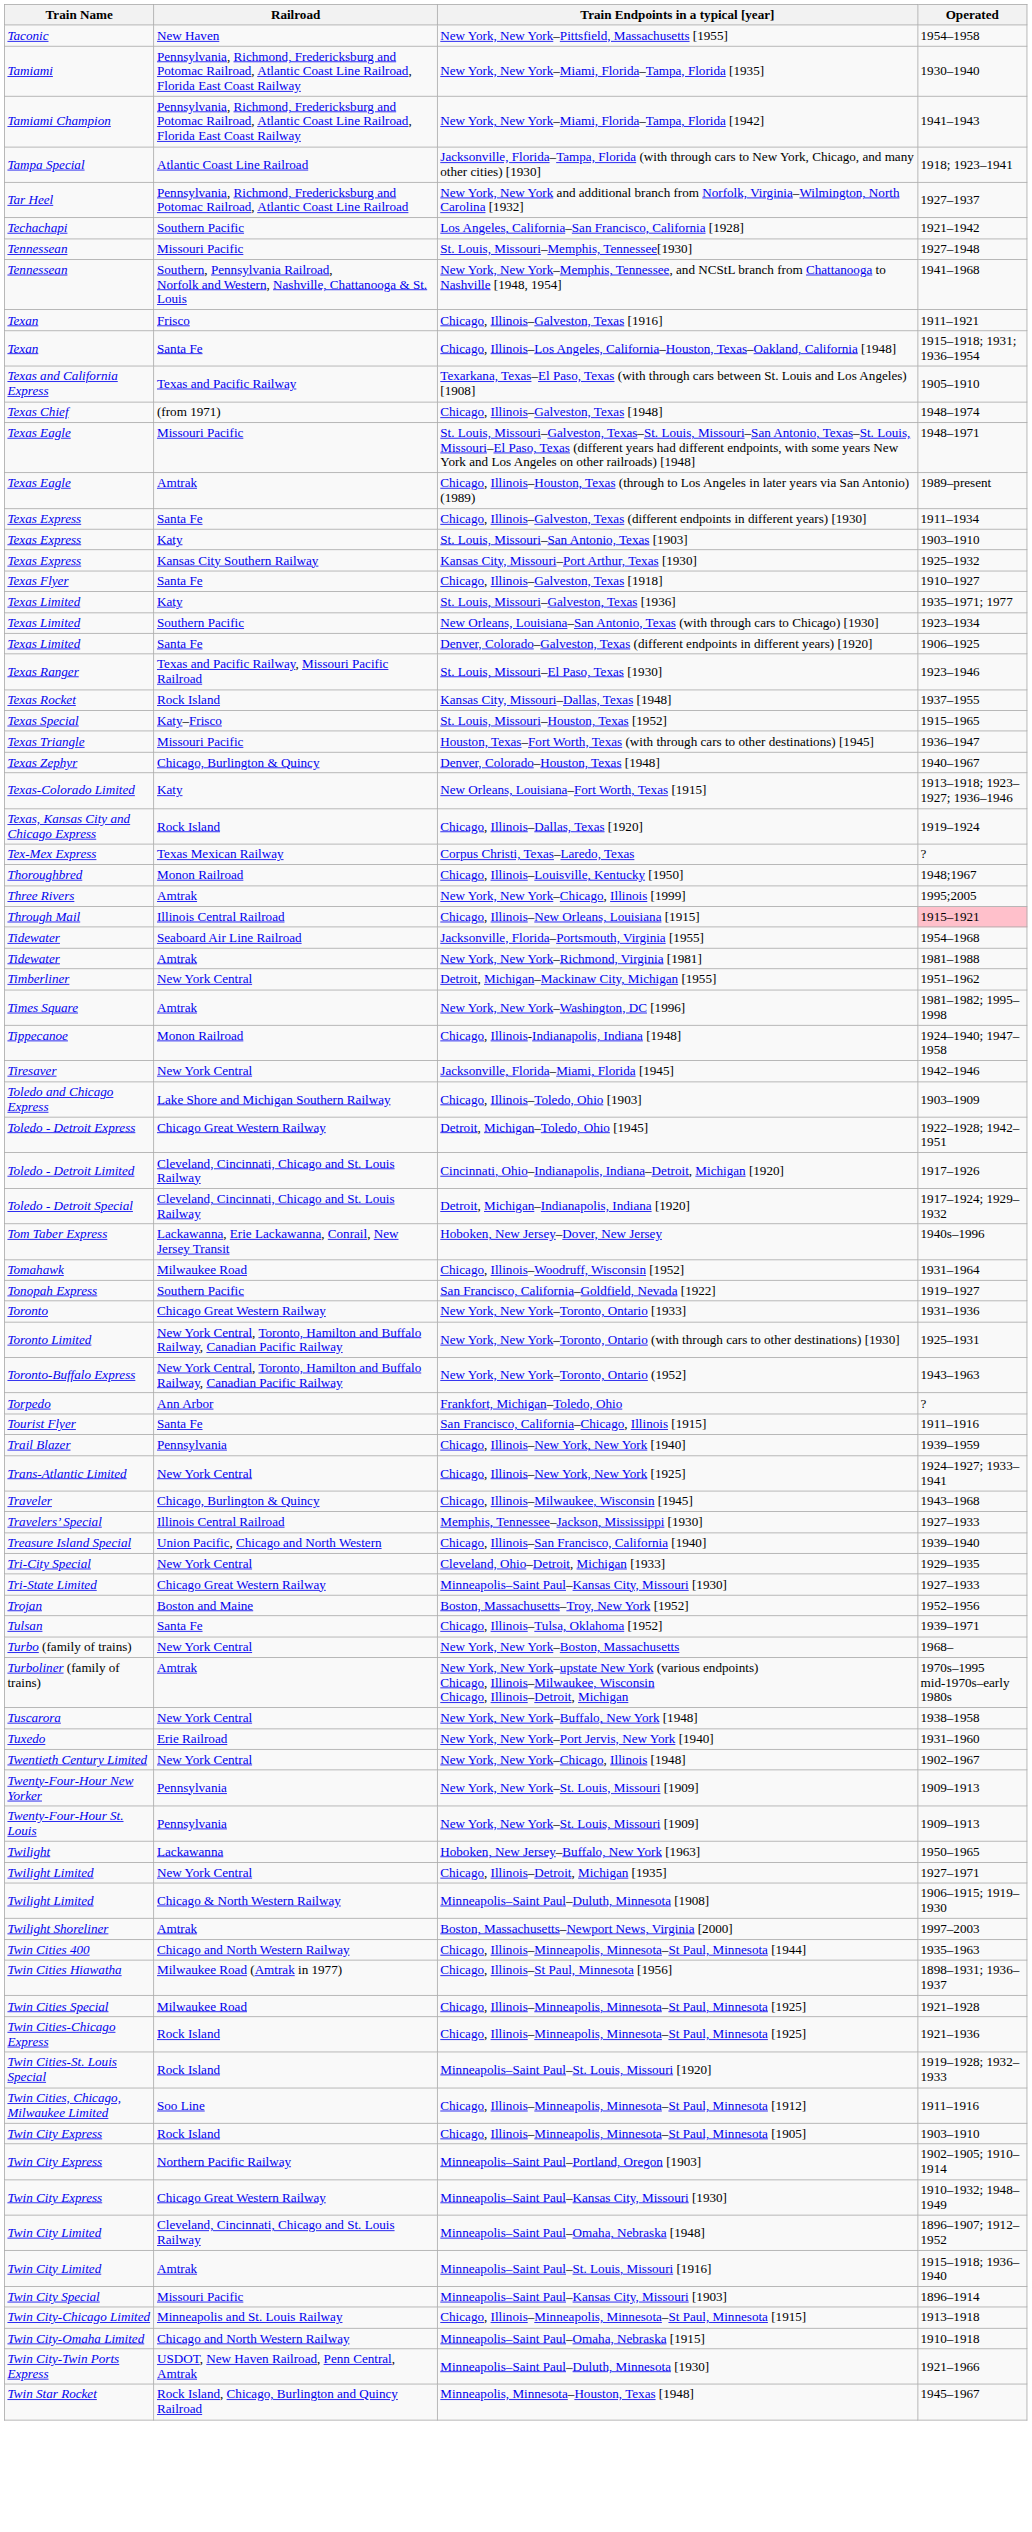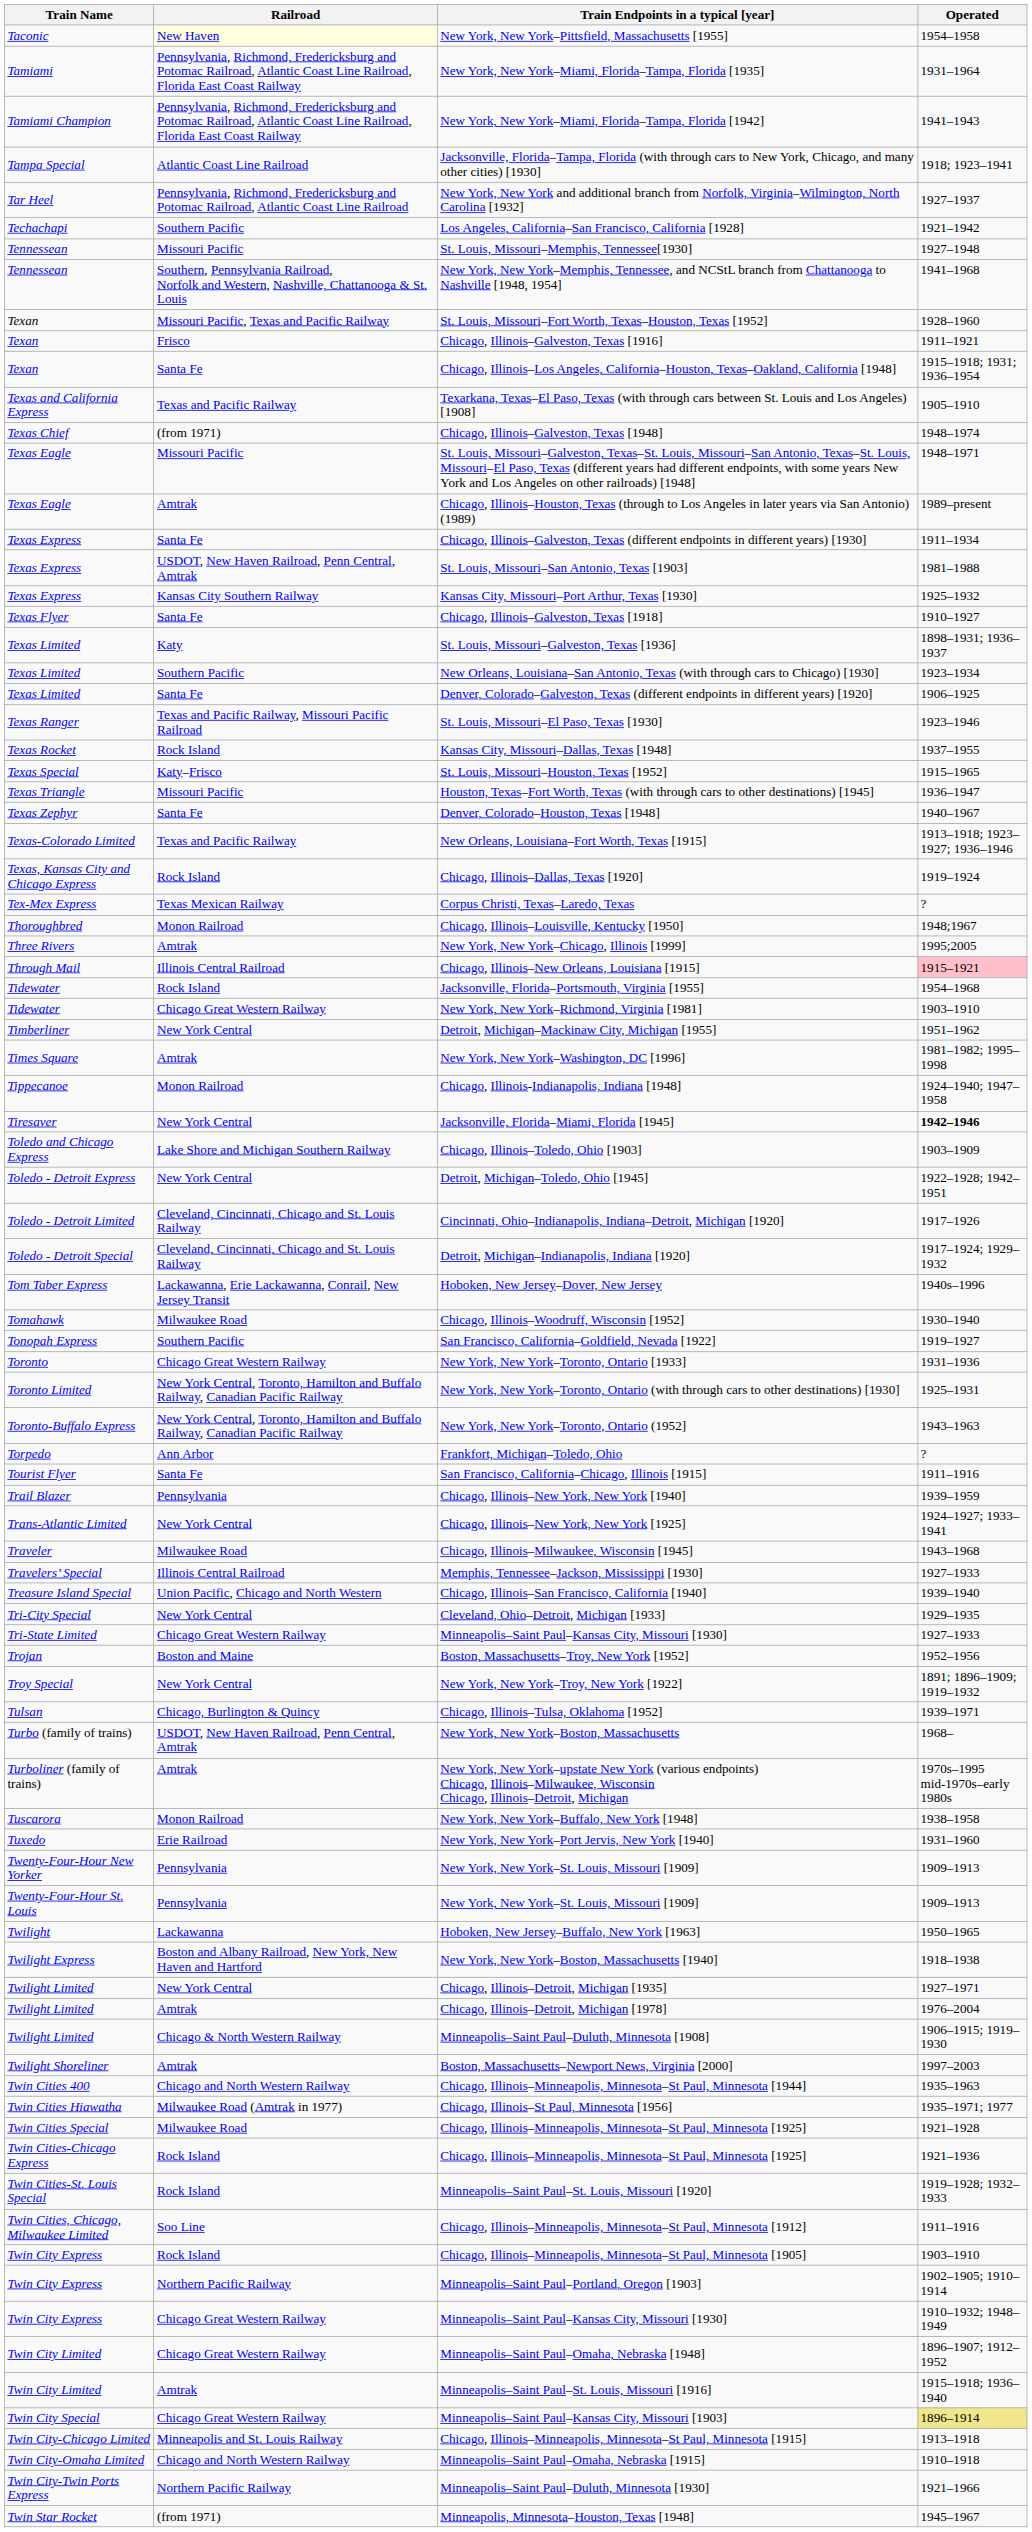(188, 35) no background -> (188, 35) lightyellow background
(950, 71) 1930–1940 -> (950, 71) 1931–1964
+ row: (23, 320)
(170, 539) Katy -> (276, 567) USDOT, New Haven Railroad, Penn Central, Amtrak
(950, 539) 1903–1910 -> (950, 567) 1981–1988
(967, 602) 1935–1971; 1977 -> (970, 645) 1898–1931; 1936–1937
(238, 762) Chicago, Burlington & Quincy -> (180, 812) Santa Fe
(170, 790) Katy -> (227, 841) Texas and Pacific Railway
(229, 937) Seaboard Air Line Railroad -> (188, 988) Rock Island
(177, 958) Amtrak -> (241, 1008) Chicago Great Western Railway
(950, 958) 1981–1988 -> (950, 1008) 1903–1910
(950, 1071) normal -> (950, 1121) bold
(241, 1127) Chicago Great Western Railway -> (205, 1177) New York Central
(950, 1269) 1931–1964 -> (950, 1320) 1930–1940
(238, 1501) Chicago, Burlington & Quincy -> (202, 1551) Milwaukee Road
+ row: (40, 1684)
(180, 1626) Santa Fe -> (238, 1712) Chicago, Burlington & Quincy
(205, 1647) New York Central -> (276, 1740) USDOT, New Haven Railroad, Penn Central, Amtrak
(205, 1718) New York Central -> (200, 1818) Monon Railroad
- row: (77, 1759)
+ row: (51, 1959)
+ row: (51, 2008)
(970, 1977) 1898–1931; 1936–1937 -> (967, 2106) 1935–1971; 1977
(276, 2233) Cleveland, Cincinnati, Chicago and St. Louis Railway -> (241, 2354) Chicago Great Western Railway
(200, 2296) Missouri Pacific -> (241, 2418) Chicago Great Western Railway
(950, 2296) no background -> (950, 2418) khaki background
(276, 2366) USDOT, New Haven Railroad, Penn Central, Amtrak -> (224, 2488) Northern Pacific Railway
(277, 2402) Rock Island, Chicago, Burlington and Quincy Railroad -> (189, 2516) (from 1971)
